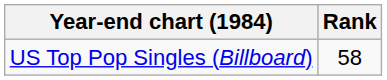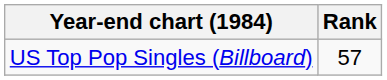(350, 57) 58 -> (350, 57) 57
